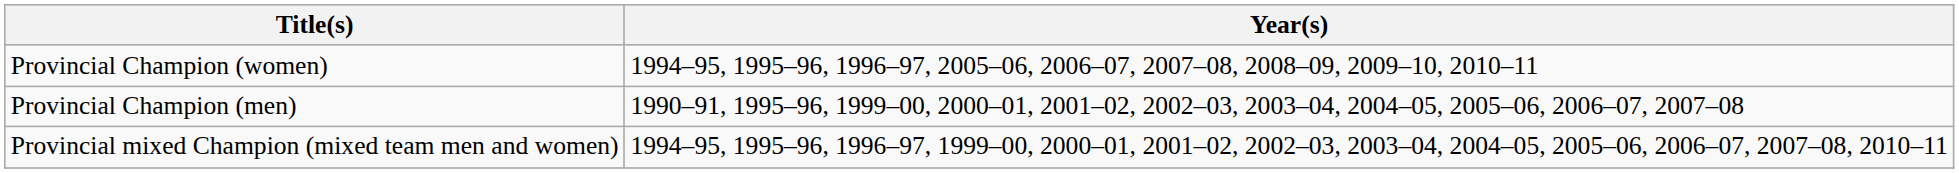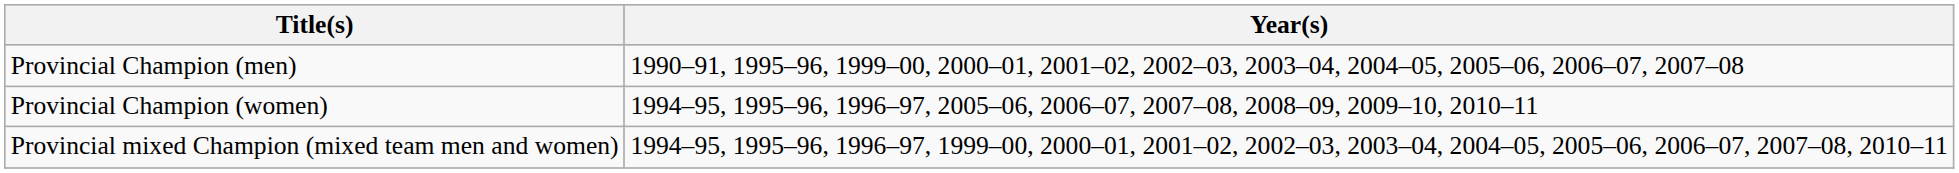rows swapped: (154, 106) <-> (169, 65)
